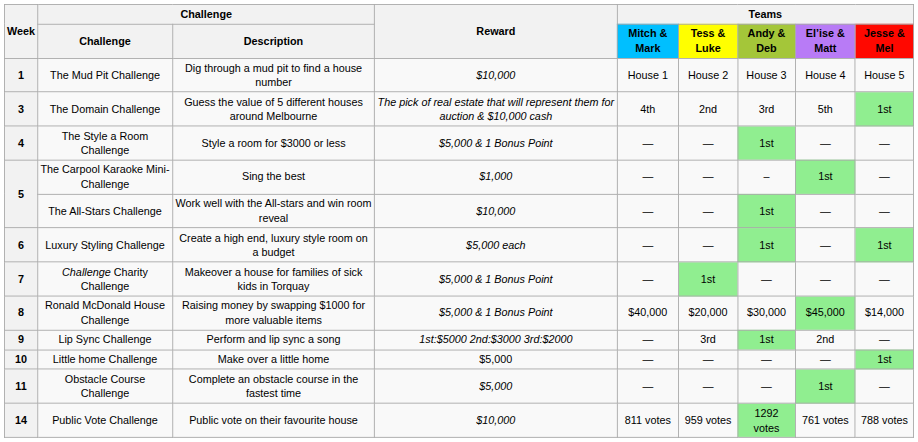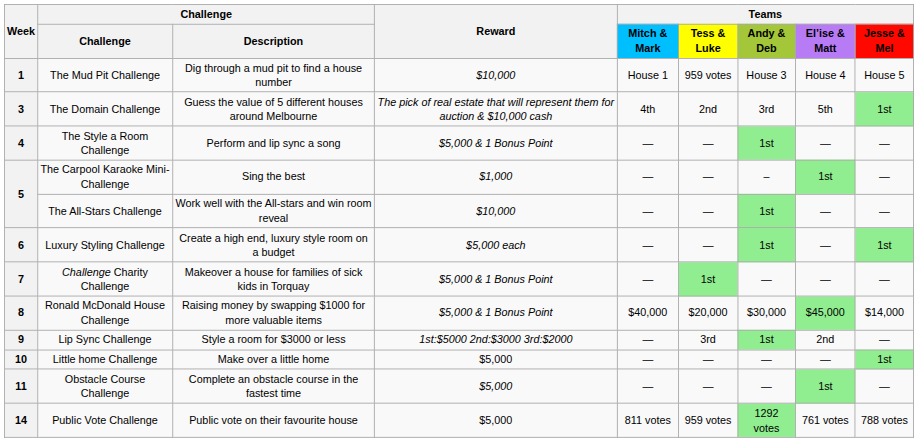(708, 75) House 2 -> (708, 75) 959 votes
(274, 143) Style a room for $3000 or less -> (274, 143) Perform and lip sync a song
(274, 340) Perform and lip sync a song -> (274, 340) Style a room for $3000 or less
(496, 420) $10,000 -> (496, 420) $5,000
